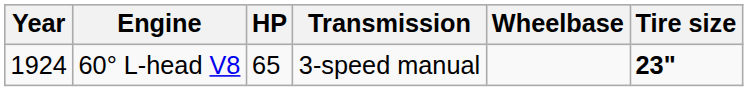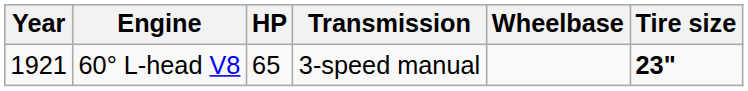(39, 64) 1924 -> (39, 64) 1921
